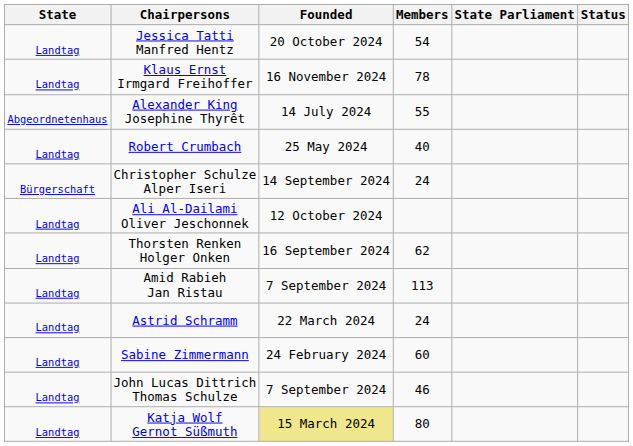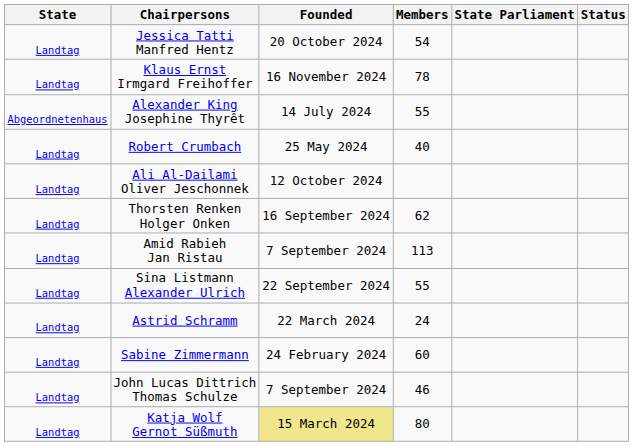- row: (185, 181)
+ row: (185, 285)
